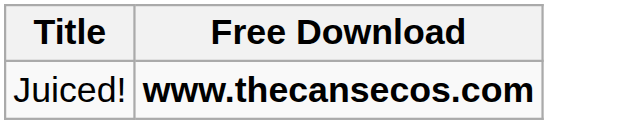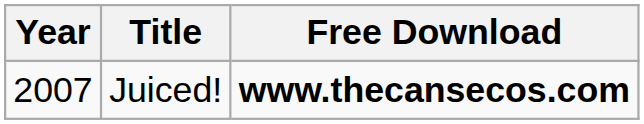+ column: (53, 32)
